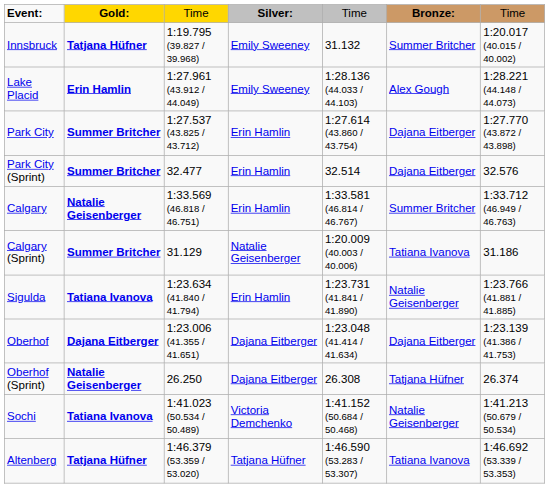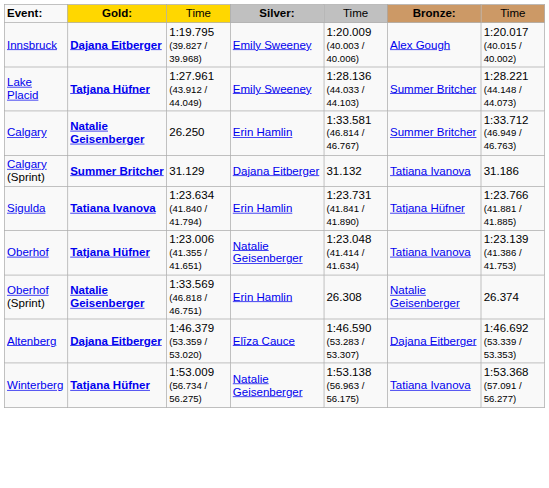(107, 44) Tatjana Hüfner -> (116, 44) Dajana Eitberger
(343, 44) 31.132 -> (349, 44) 1:20.009 (40.003 / 40.006)
(432, 44) Summer Britcher -> (420, 44) Alex Gough
(99, 89) Erin Hamlin -> (110, 89) Tatjana Hüfner
(419, 89) Alex Gough -> (433, 89) Summer Britcher
- row: (30, 133)
- row: (30, 170)
(189, 208) 1:33.569 (46.818 / 46.751) -> (187, 133) 26.250
(266, 252) Natalie Geisenberger -> (276, 170) Dajana Eitberger
(347, 252) 1:20.009 (40.003 / 40.006) -> (344, 170) 31.132
(424, 297) Natalie Geisenberger -> (427, 208) Tatjana Hüfner
(113, 341) Dajana Eitberger -> (110, 252) Tatjana Hüfner
(274, 341) Dajana Eitberger -> (268, 252) Natalie Geisenberger
(432, 341) Dajana Eitberger -> (430, 252) Tatiana Ivanova
(184, 378) 26.250 -> (192, 297) 1:33.569 (46.818 / 46.751)
(274, 378) Dajana Eitberger -> (263, 297) Erin Hamlin
(426, 378) Tatjana Hüfner -> (425, 297) Natalie Geisenberger
- row: (21, 416)
(107, 460) Tatjana Hüfner -> (116, 341) Dajana Eitberger
(268, 460) Tatjana Hüfner -> (264, 341) Elīza Cauce
(429, 460) Tatiana Ivanova -> (433, 341) Dajana Eitberger
+ row: (35, 385)
